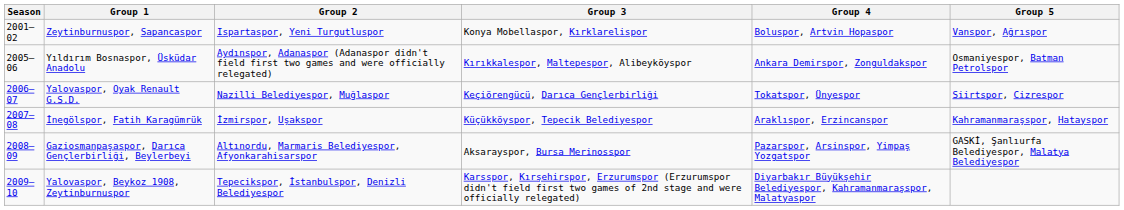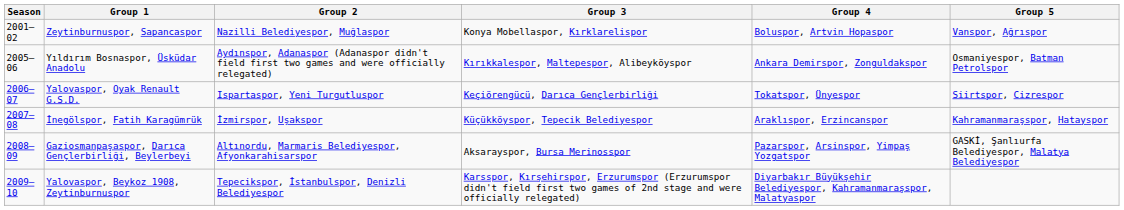(300, 32) Ispartaspor, Yeni Turgutluspor -> (303, 32) Nazilli Belediyespor, Muğlaspor
(303, 94) Nazilli Belediyespor, Muğlaspor -> (300, 94) Ispartaspor, Yeni Turgutluspor
